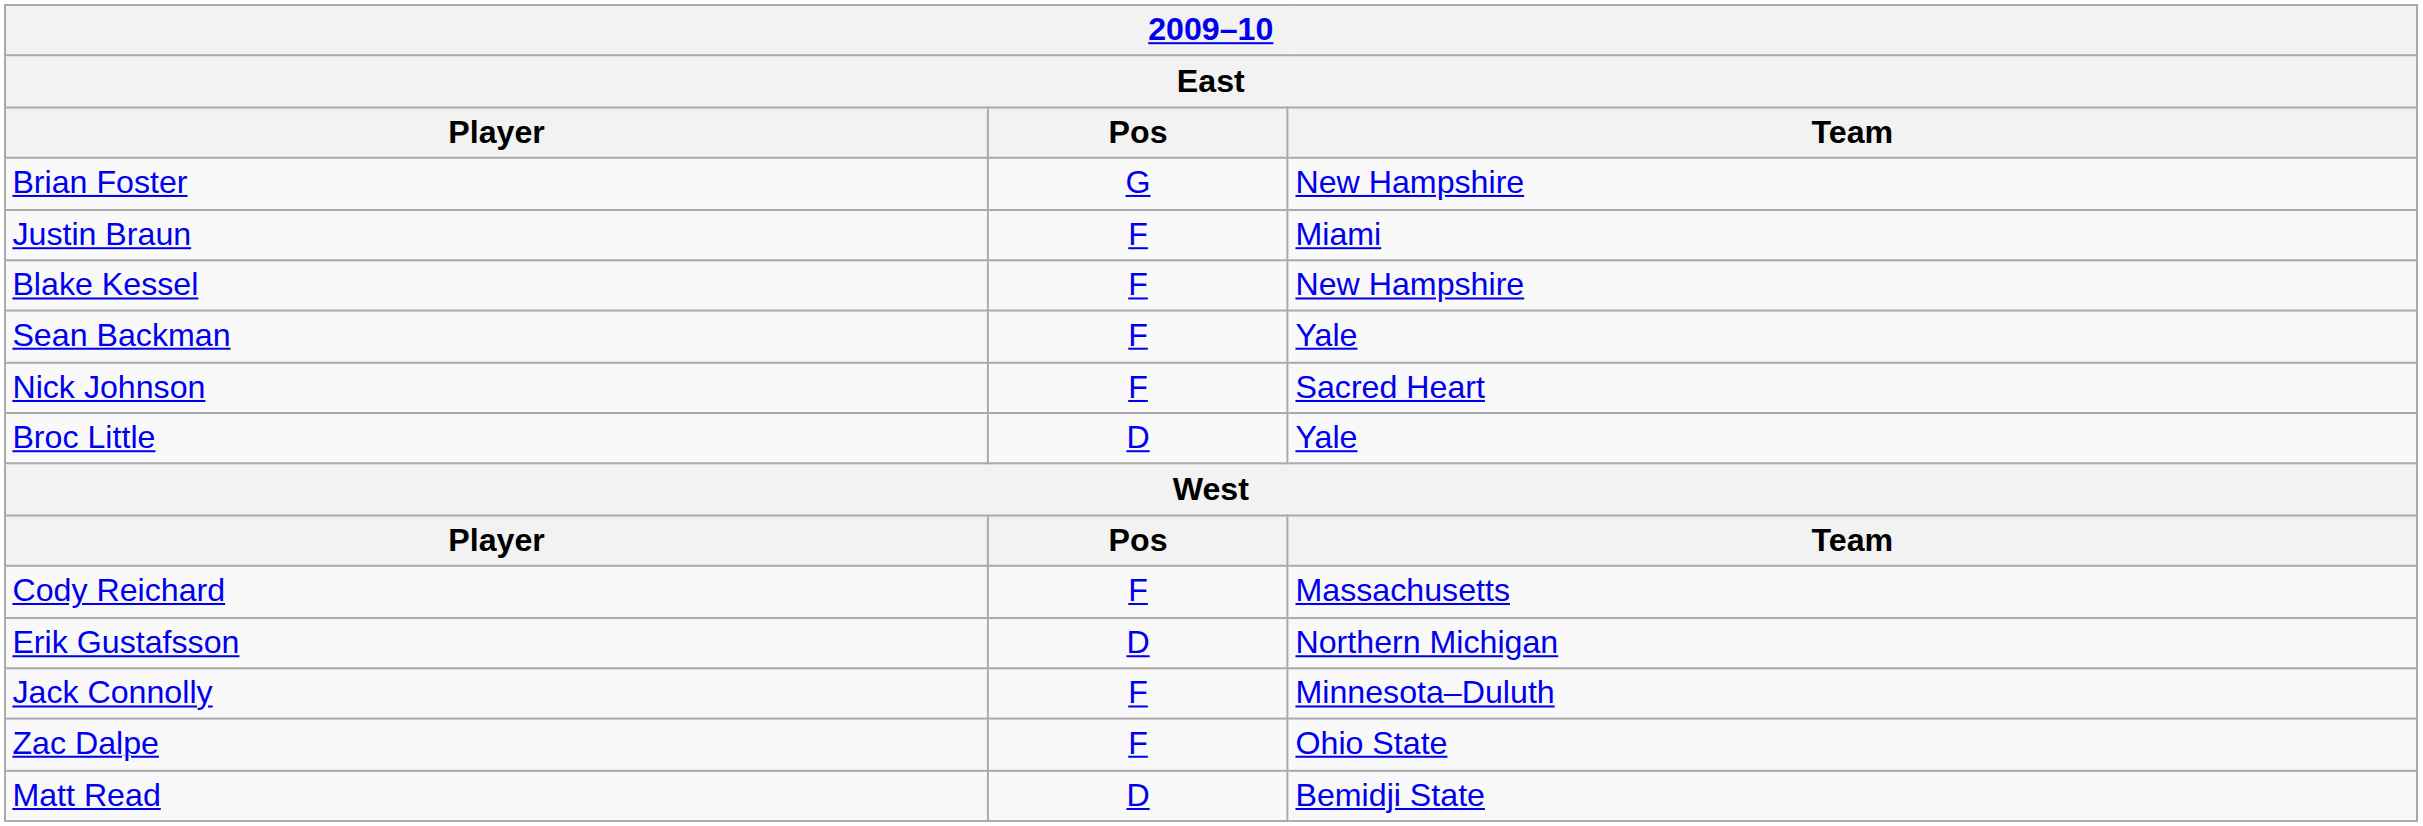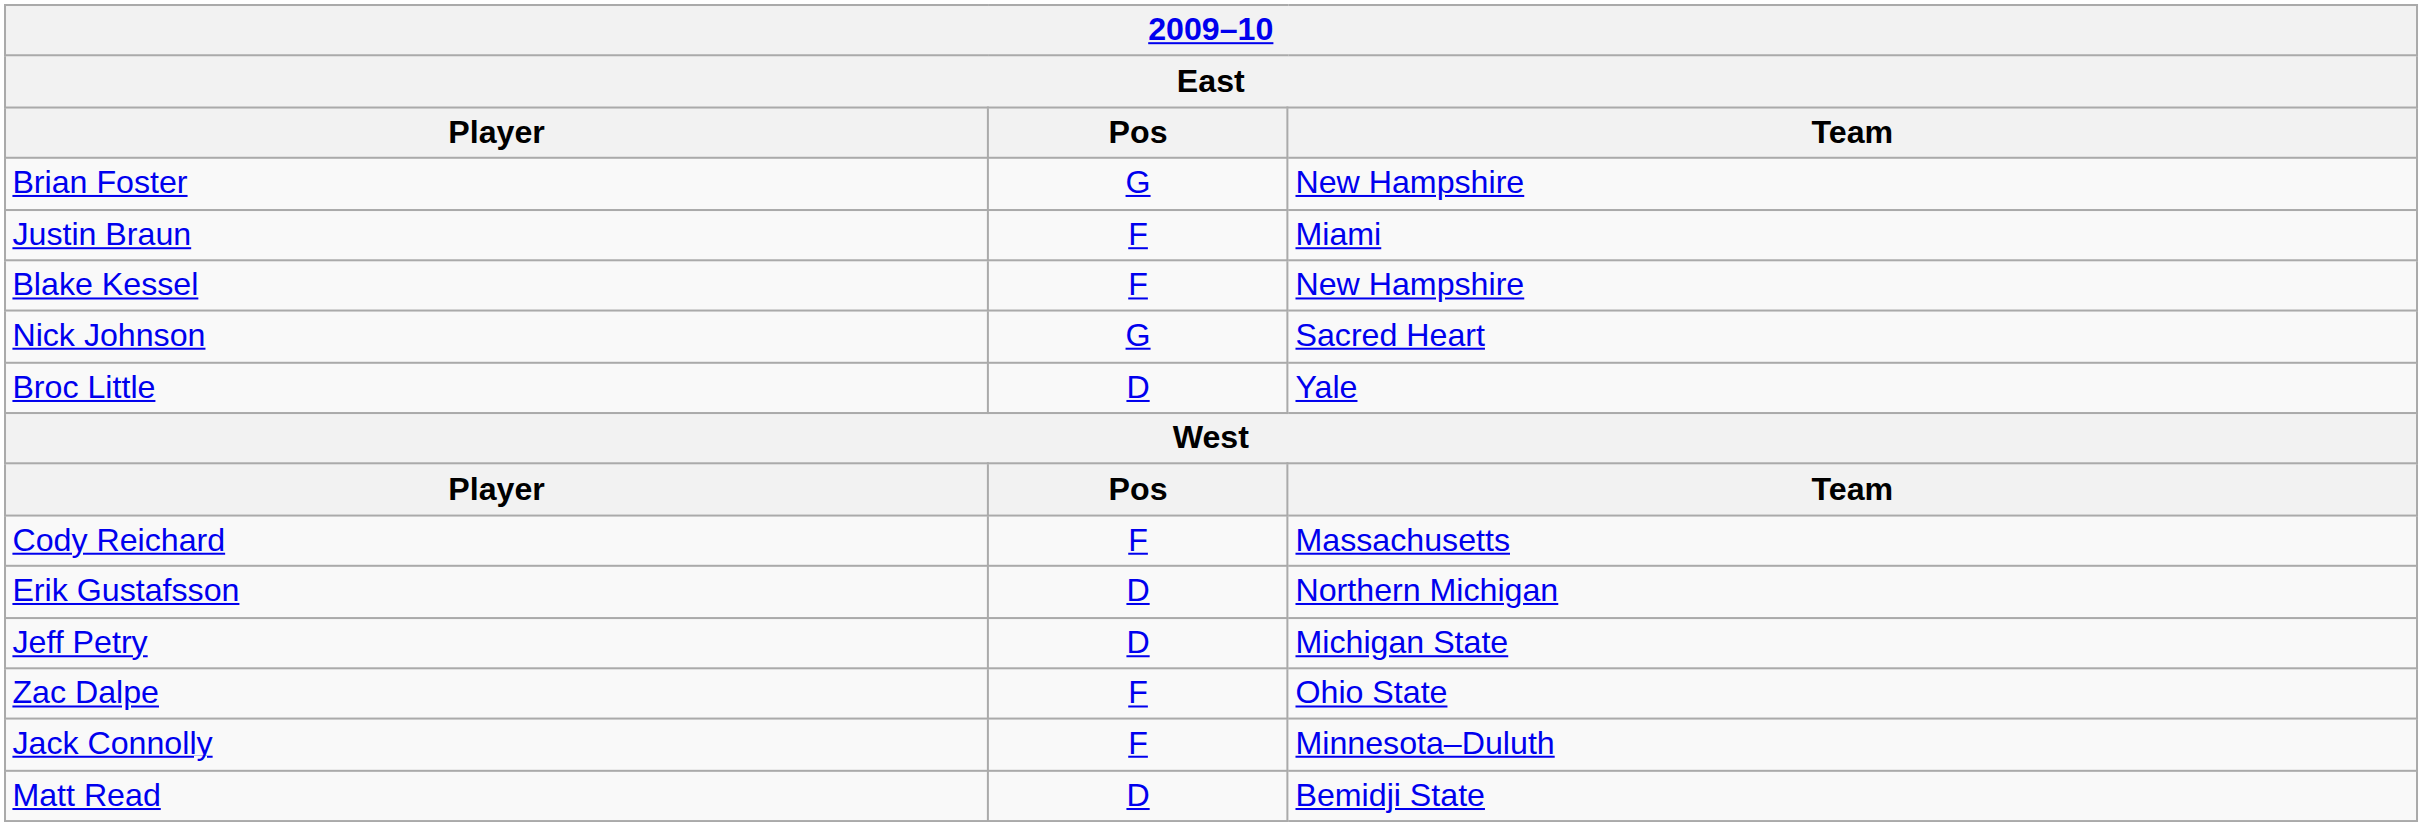- row: (121, 336)
(1138, 387) F -> (1138, 336) G
+ row: (80, 642)
rows swapped: (113, 693) <-> (86, 744)
